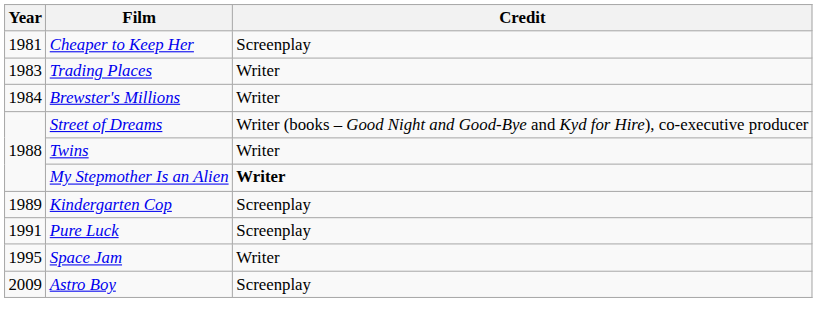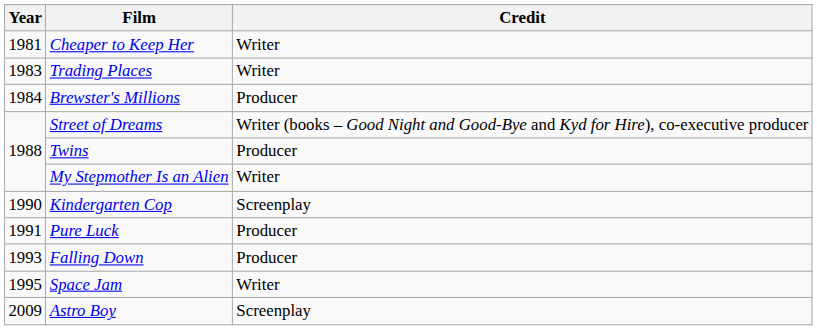(274, 44) Screenplay -> (258, 44) Writer
(258, 97) Writer -> (267, 97) Producer
(258, 151) Writer -> (267, 151) Producer
(261, 177) bold -> (258, 177) normal
(25, 204) 1989 -> (25, 204) 1990
(274, 230) Screenplay -> (267, 230) Producer
+ row: (97, 257)
